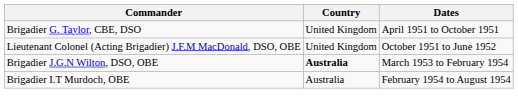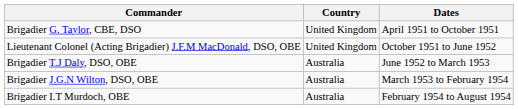+ row: (72, 63)
(327, 63) bold -> (325, 79) normal
